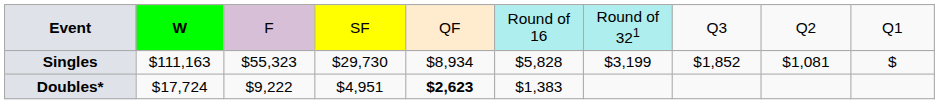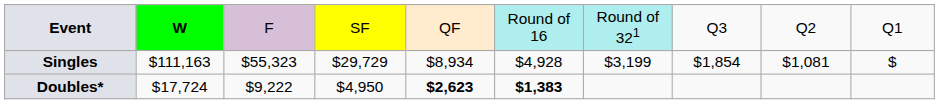(360, 63) $29,730 -> (360, 63) $29,729
(539, 63) $5,828 -> (539, 63) $4,928
(717, 63) $1,852 -> (717, 63) $1,854
(360, 87) $4,951 -> (360, 87) $4,950
(539, 87) normal -> (539, 87) bold
